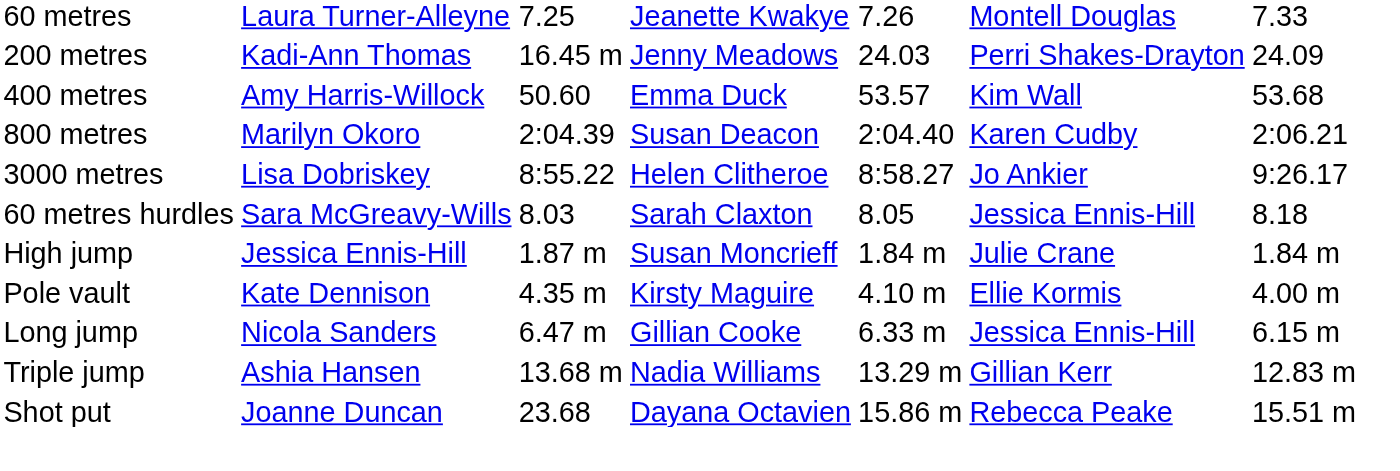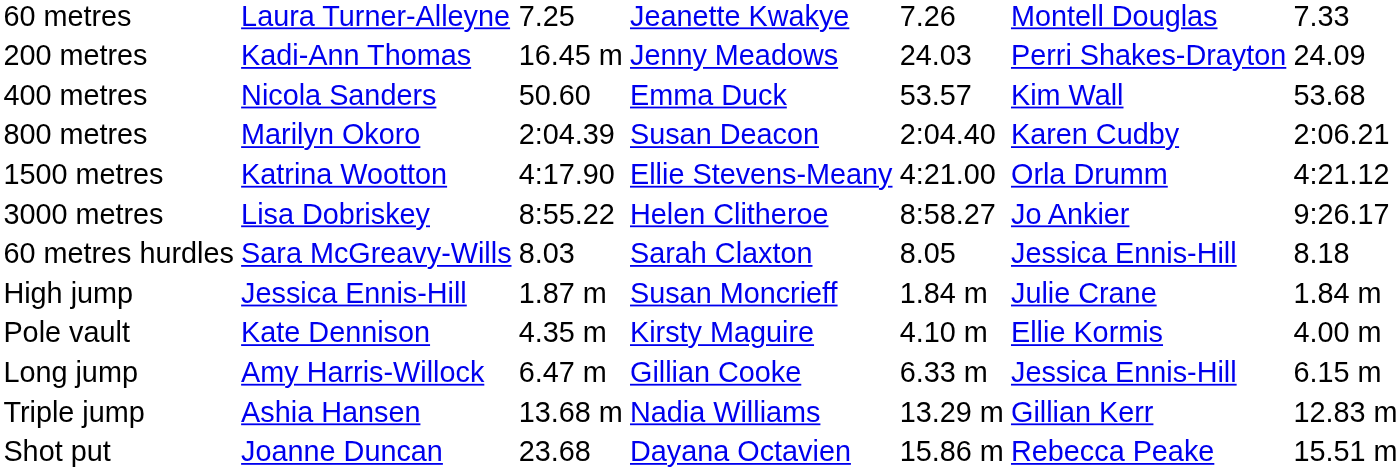(363, 95) Amy Harris-Willock -> (339, 95) Nicola Sanders
+ row: (83, 174)
(339, 332) Nicola Sanders -> (363, 372) Amy Harris-Willock
